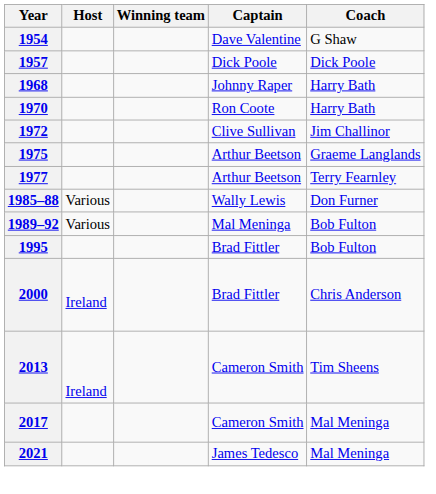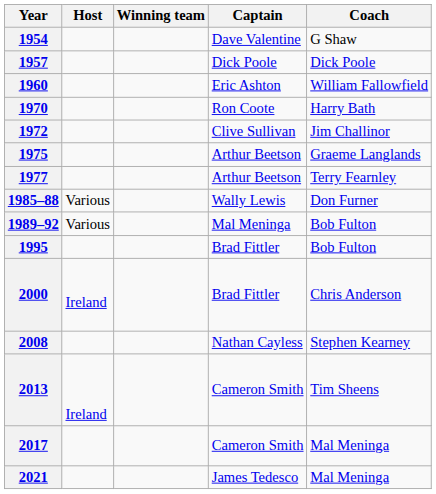+ row: (33, 85)
- row: (33, 85)
+ row: (33, 342)
